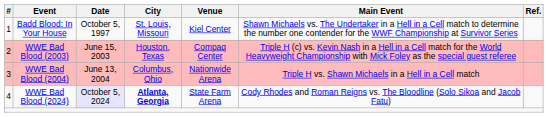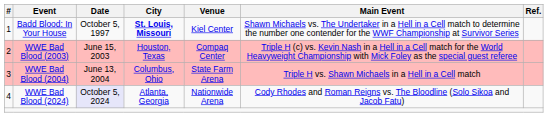(153, 28) normal -> (154, 28) bold
(210, 74) Nationwide Arena -> (212, 74) State Farm Arena
(153, 96) bold -> (154, 96) normal
(210, 96) State Farm Arena -> (212, 96) Nationwide Arena
